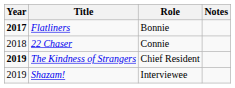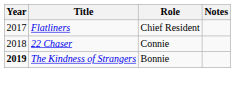(17, 28) bold -> (17, 28) normal
(155, 28) Bonnie -> (170, 28) Chief Resident
(170, 59) Chief Resident -> (155, 59) Bonnie
- row: (48, 75)
